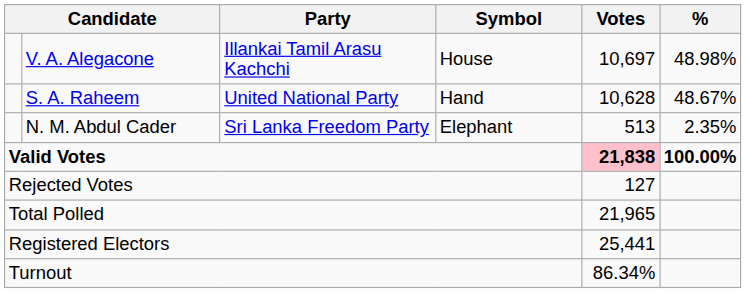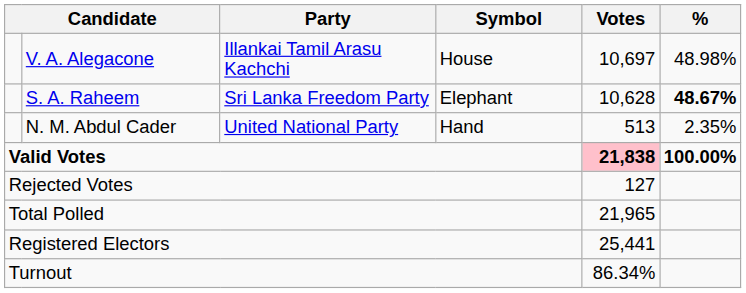(311, 98) United National Party -> (327, 98) Sri Lanka Freedom Party
(462, 98) Hand -> (476, 98) Elephant
(705, 98) normal -> (705, 98) bold
(327, 127) Sri Lanka Freedom Party -> (311, 127) United National Party
(476, 127) Elephant -> (462, 127) Hand
